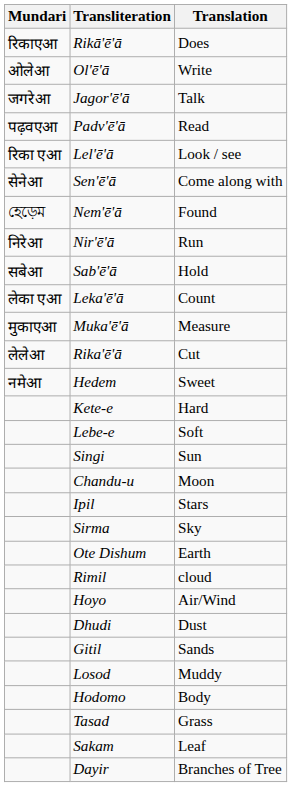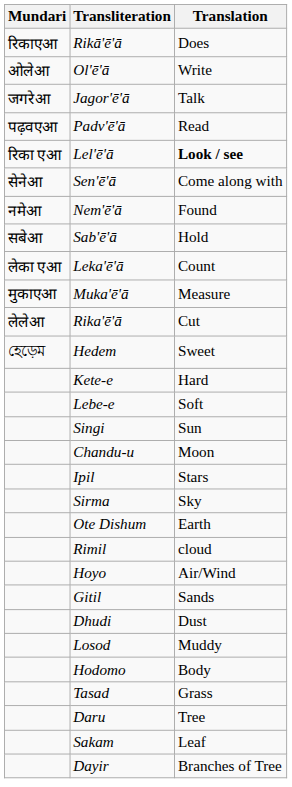(210, 154) normal -> (210, 154) bold
(27, 211) হেড়েম -> (25, 210) नमेआ
- row: (94, 242)
(25, 383) नमेआ -> (27, 351) হেড়েম
rows swapped: (87, 649) <-> (92, 625)
+ row: (89, 717)
